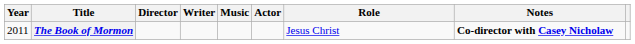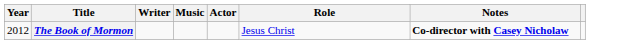- column: (158, 13)
(18, 30) 2011 -> (18, 30) 2012
